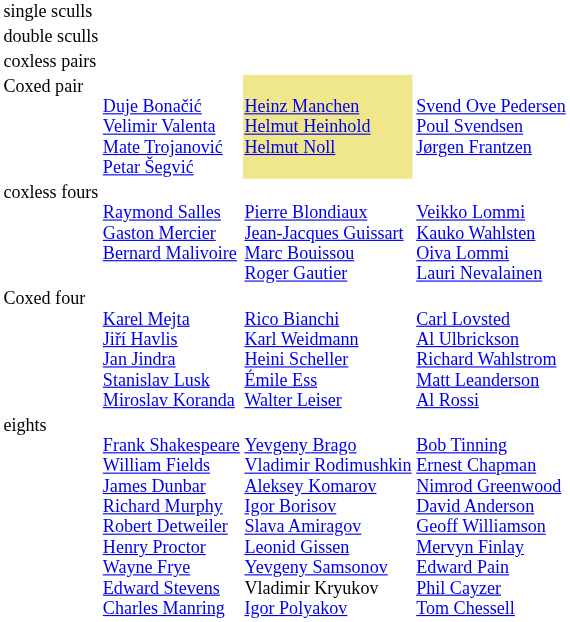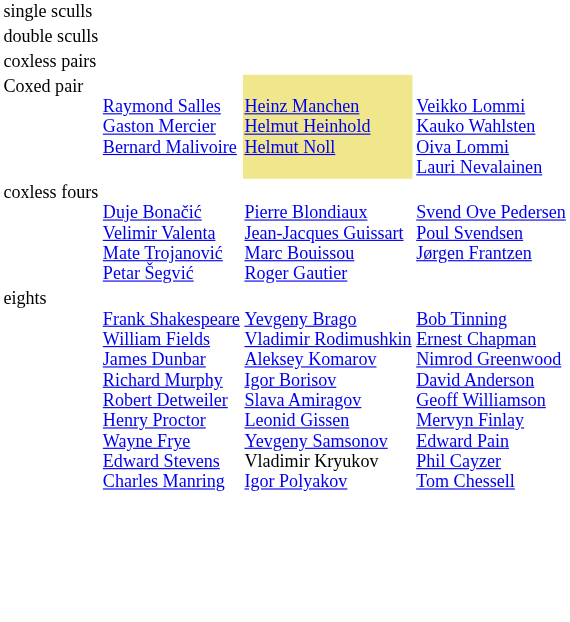(163, 136) Duje Bonačić Velimir Valenta Mate Trojanović Petar Šegvić -> (170, 126) Raymond Salles Gaston Mercier Bernard Malivoire
(491, 126) Svend Ove Pedersen Poul Svendsen Jørgen Frantzen -> (479, 136) Veikko Lommi Kauko Wahlsten Oiva Lommi Lauri Nevalainen
(170, 232) Raymond Salles Gaston Mercier Bernard Malivoire -> (163, 243) Duje Bonačić Velimir Valenta Mate Trojanović Petar Šegvić
(479, 243) Veikko Lommi Kauko Wahlsten Oiva Lommi Lauri Nevalainen -> (491, 232) Svend Ove Pedersen Poul Svendsen Jørgen Frantzen
- row: (44, 298)
